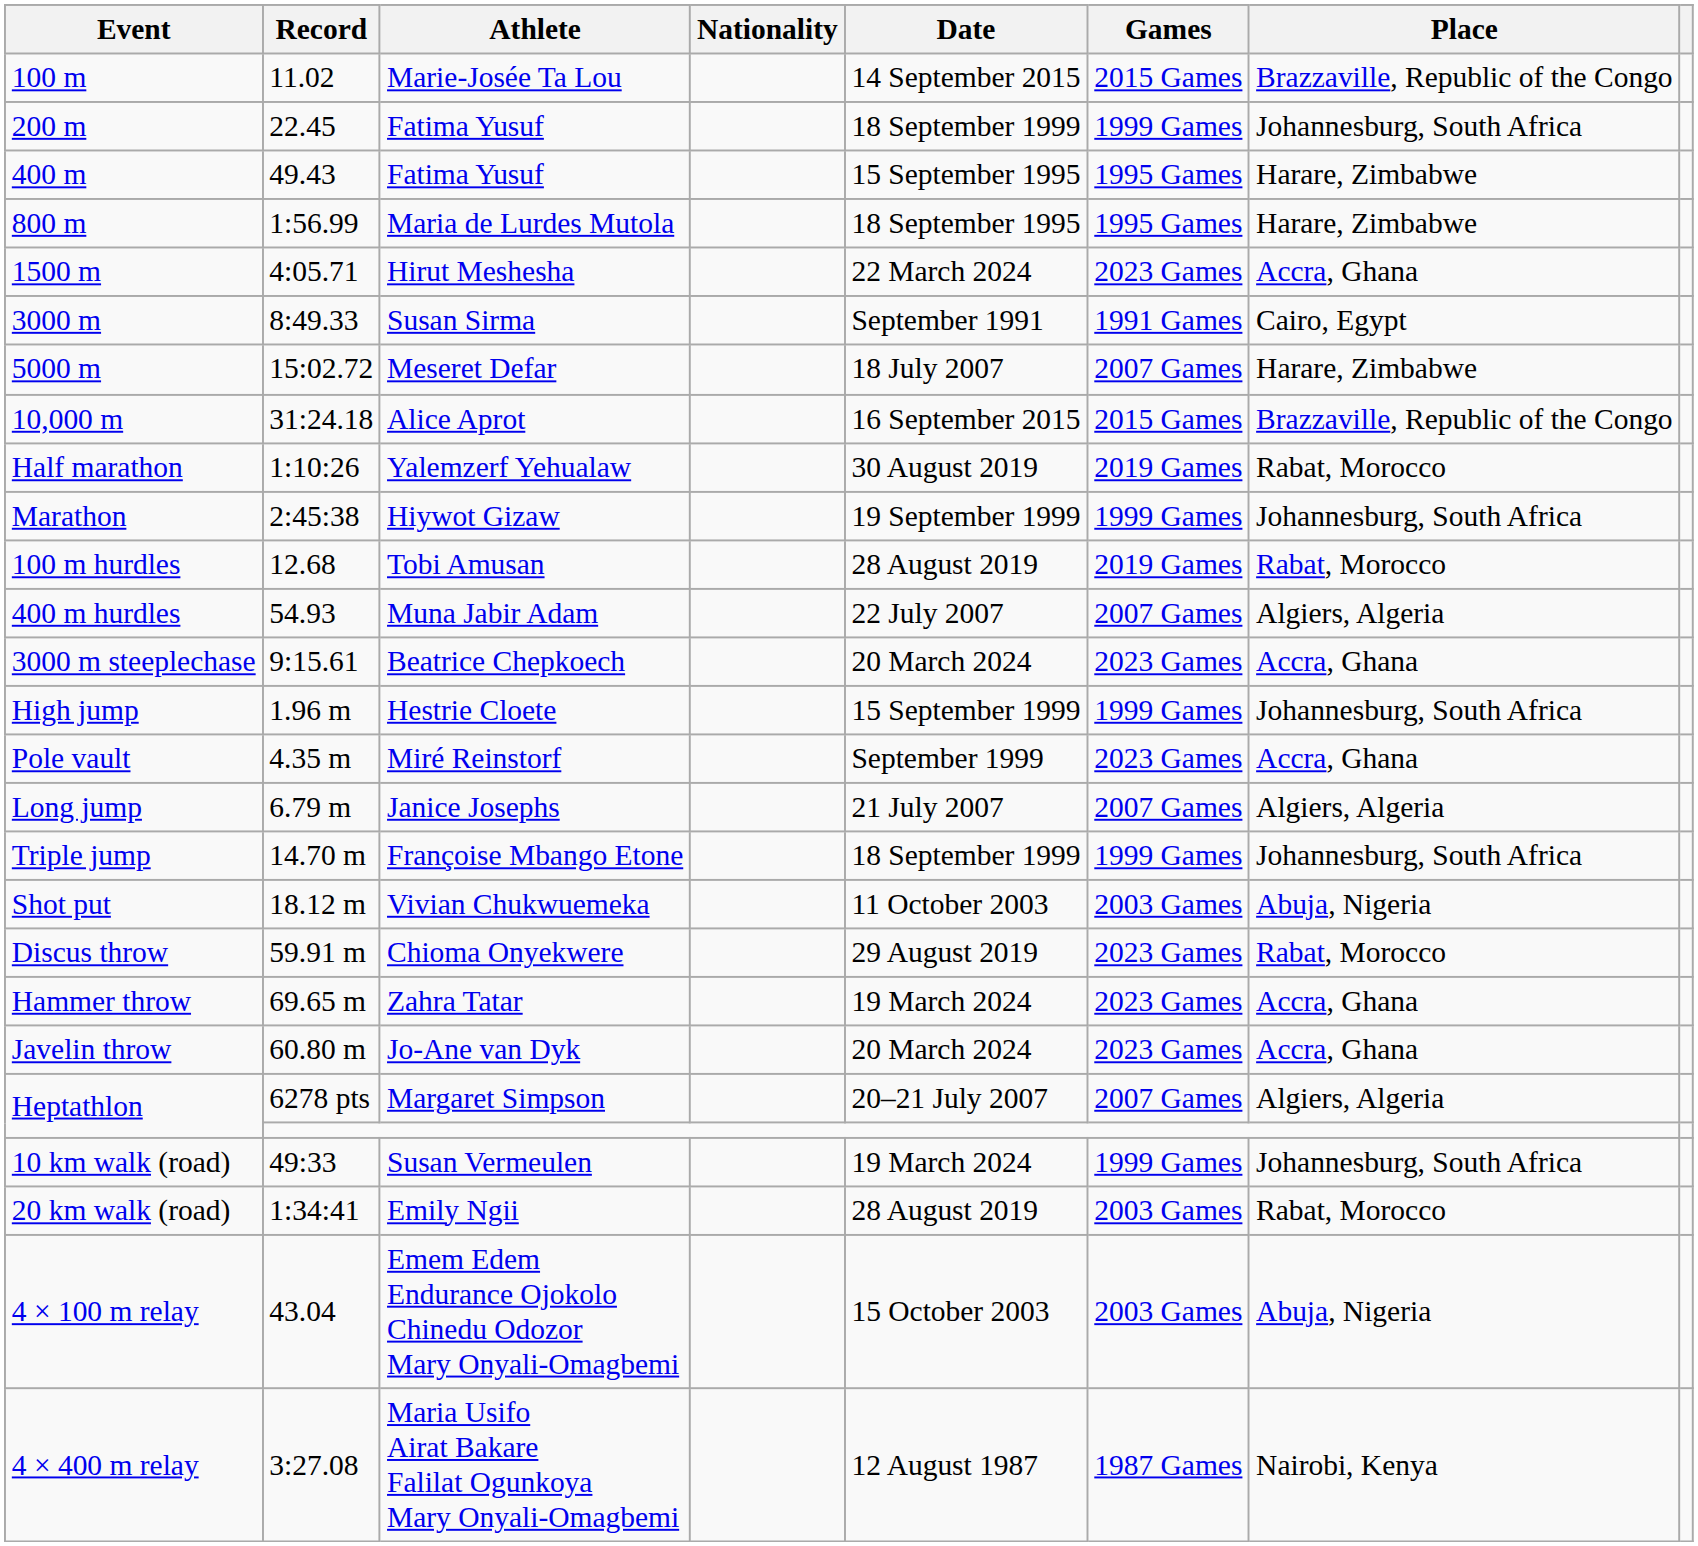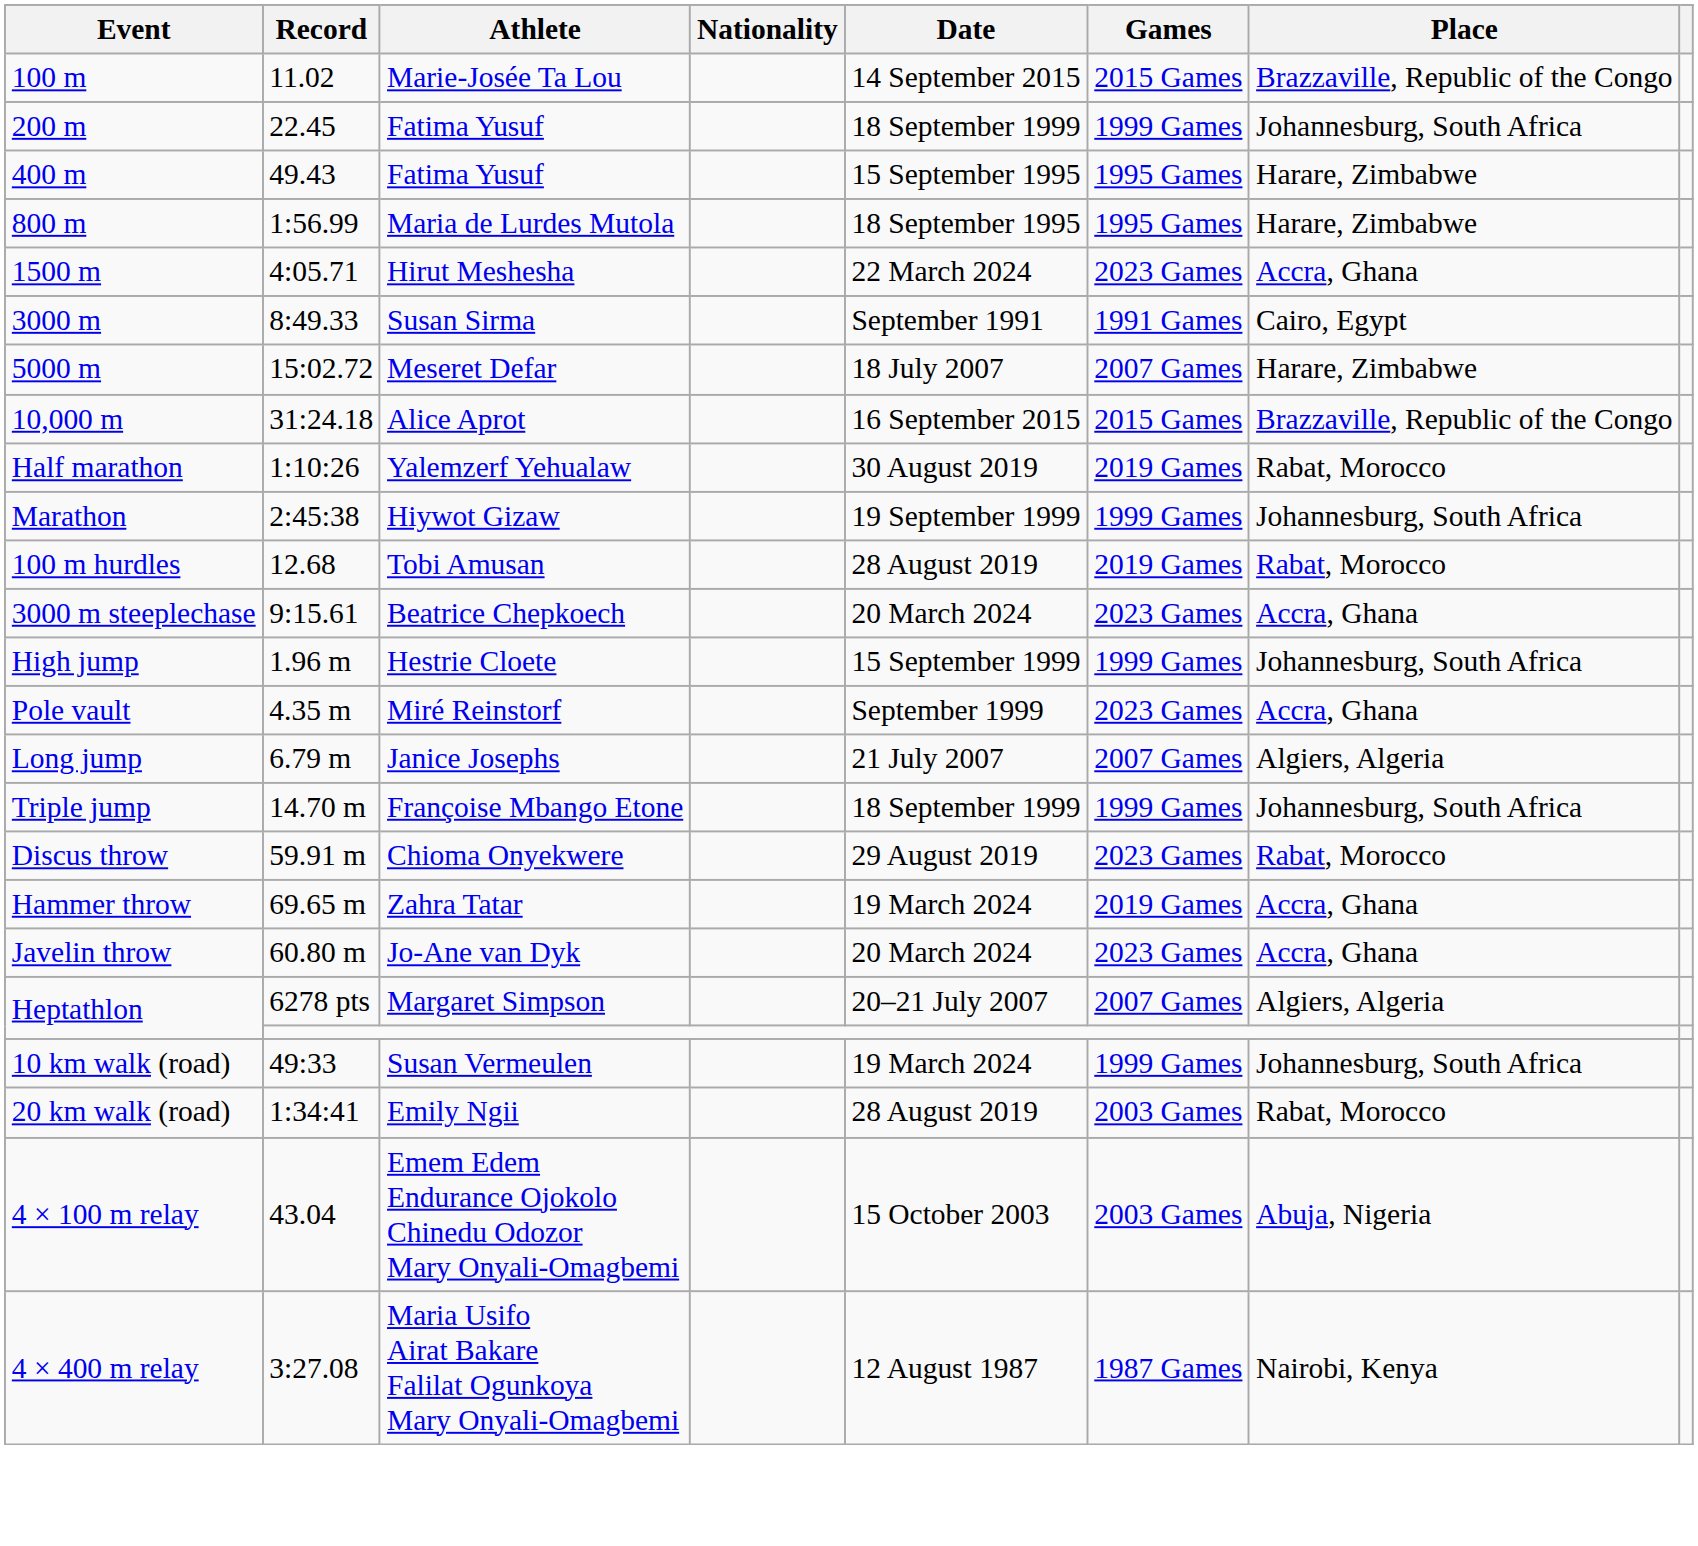- row: (96, 612)
- row: (61, 904)
(1168, 1001) 2023 Games -> (1168, 904) 2019 Games
